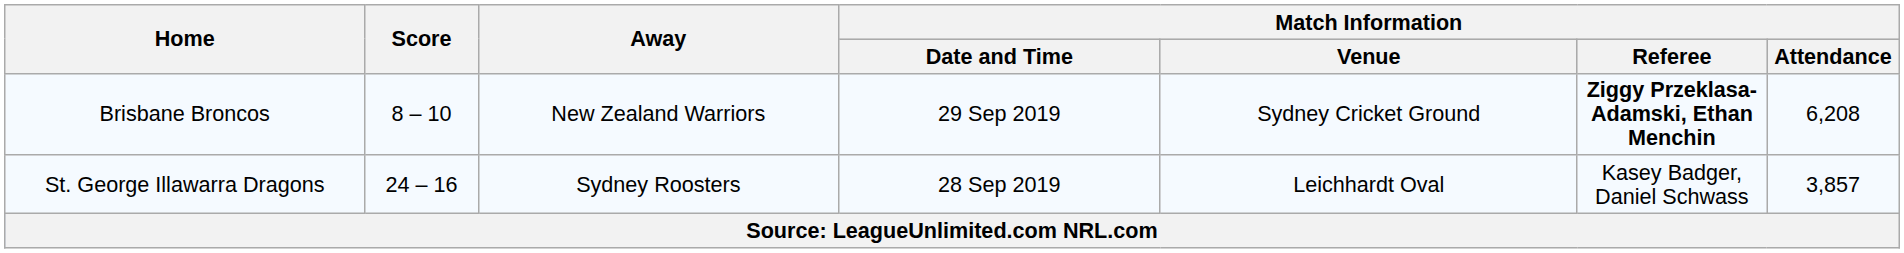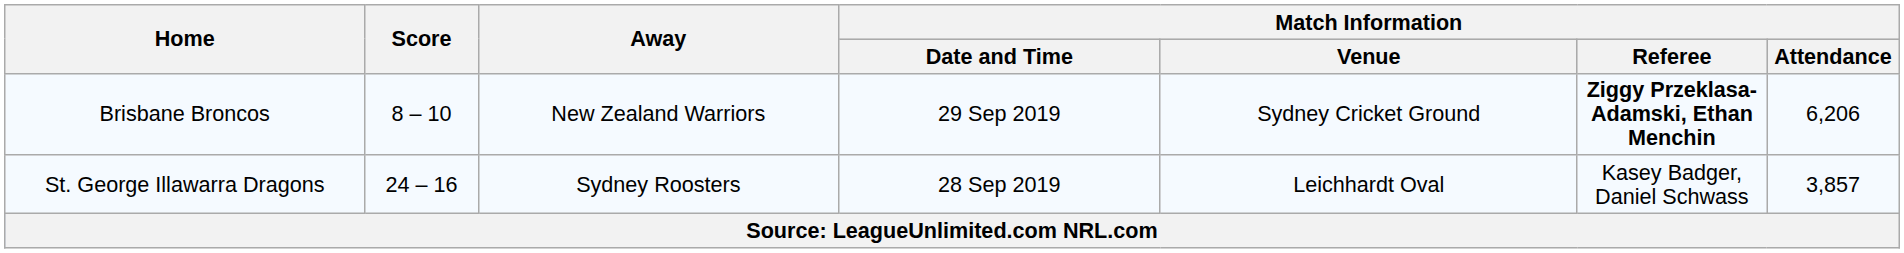(1833, 114) 6,208 -> (1833, 114) 6,206
